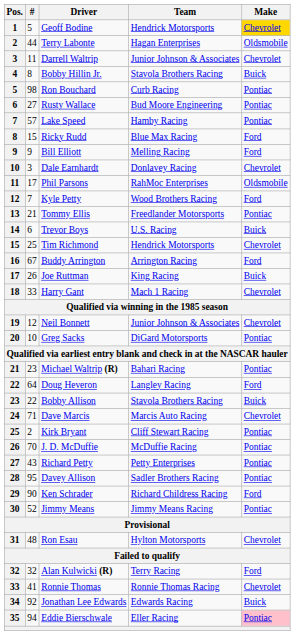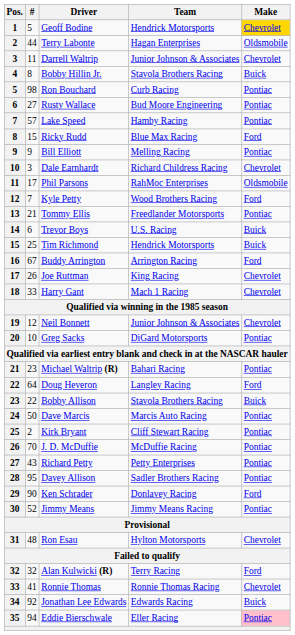(253, 152) Ford -> (258, 152) Pontiac
(164, 167) Donlavey Racing -> (179, 167) Richard Childress Racing
(262, 245) Chevrolet -> (255, 245) Buick
(255, 276) Buick -> (262, 276) Chevrolet
(32, 416) 71 -> (32, 416) 50
(262, 416) Chevrolet -> (258, 416) Pontiac
(179, 494) Richard Childress Racing -> (164, 494) Donlavey Racing
